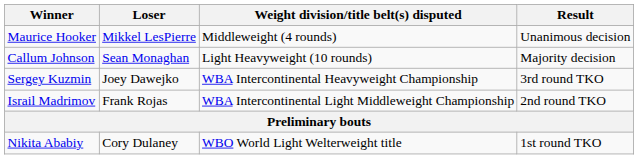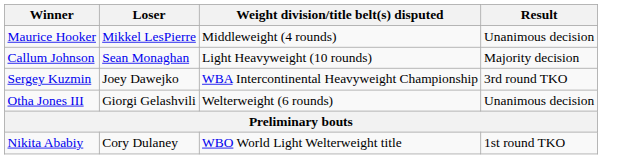- row: (51, 100)
+ row: (46, 100)
